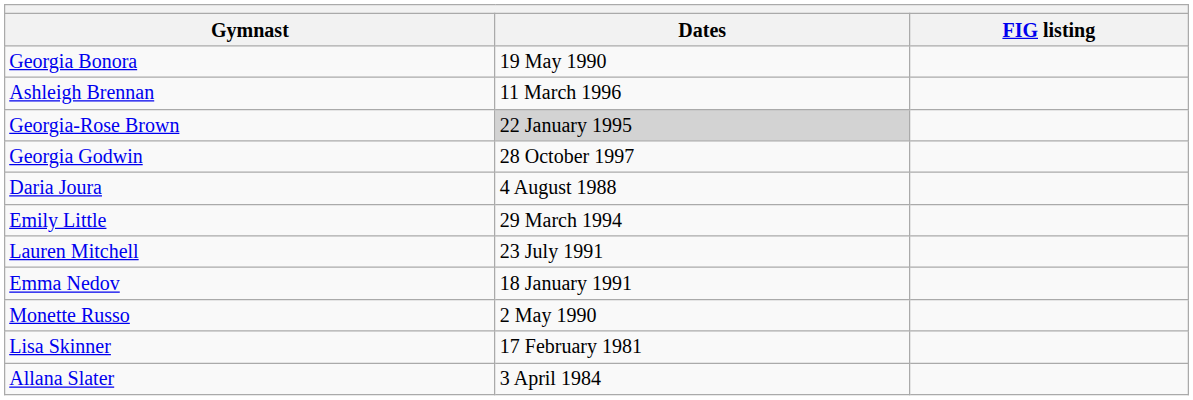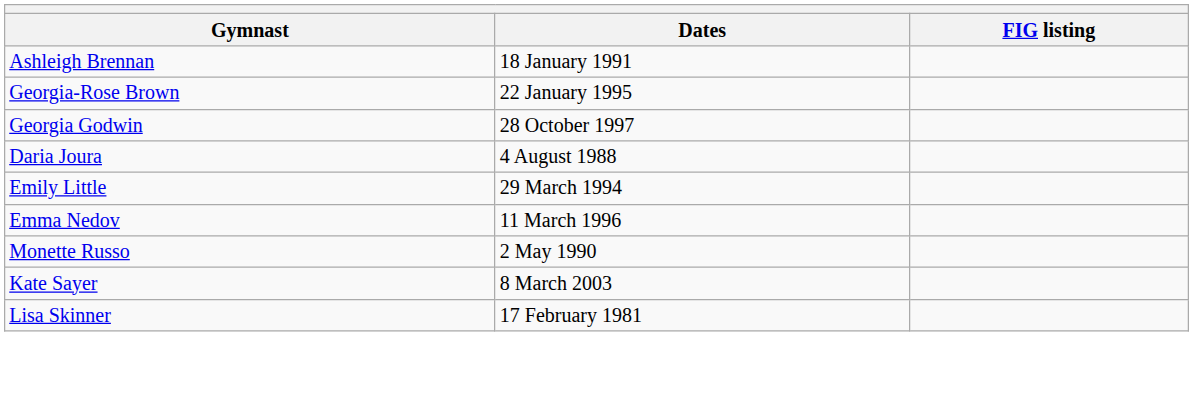- row: (73, 61)
(561, 93) 11 March 1996 -> (566, 61) 18 January 1991
(566, 124) lightgrey background -> (566, 93) no background
- row: (74, 251)
(566, 283) 18 January 1991 -> (561, 219) 11 March 1996
+ row: (53, 283)
- row: (62, 378)
